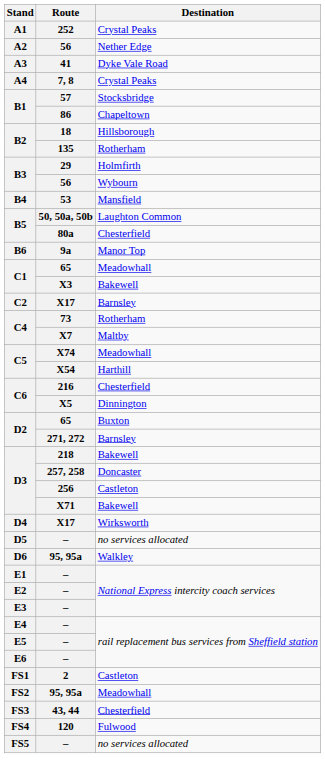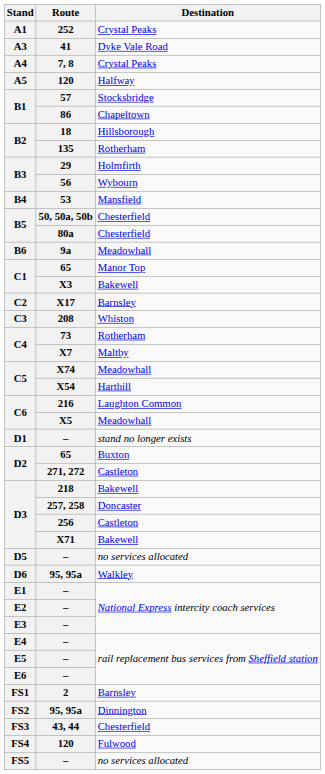- row: (20, 47)
+ row: (20, 81)
(140, 217) Laughton Common -> (124, 217) Chesterfield
(122, 251) Manor Top -> (125, 251) Meadowhall
(125, 268) Meadowhall -> (122, 268) Manor Top
+ row: (20, 319)
(124, 387) Chesterfield -> (140, 404) Laughton Common
(122, 404) Dinnington -> (125, 421) Meadowhall
+ row: (20, 438)
(117, 438) Barnsley -> (118, 472) Castleton
- row: (20, 523)
(118, 676) Castleton -> (117, 693) Barnsley
(125, 693) Meadowhall -> (122, 710) Dinnington
